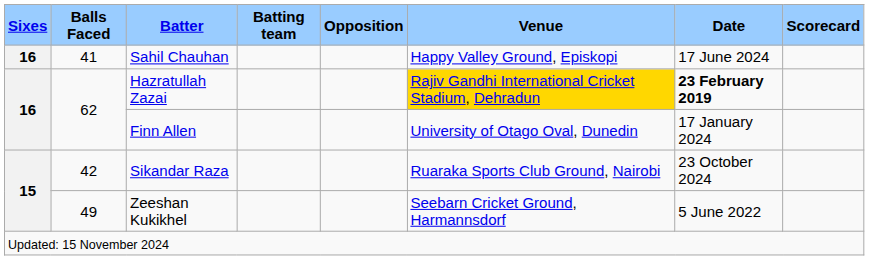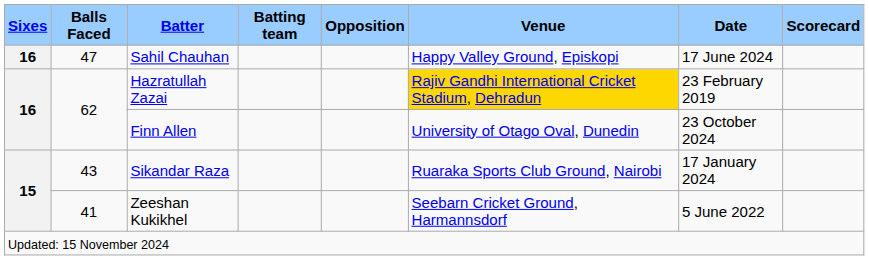(89, 57) 41 -> (89, 57) 47
(721, 89) bold -> (722, 89) normal
(715, 130) 17 January 2024 -> (719, 130) 23 October 2024
(89, 171) 42 -> (89, 171) 43
(715, 171) 23 October 2024 -> (719, 171) 17 January 2024
(89, 211) 49 -> (89, 211) 41
